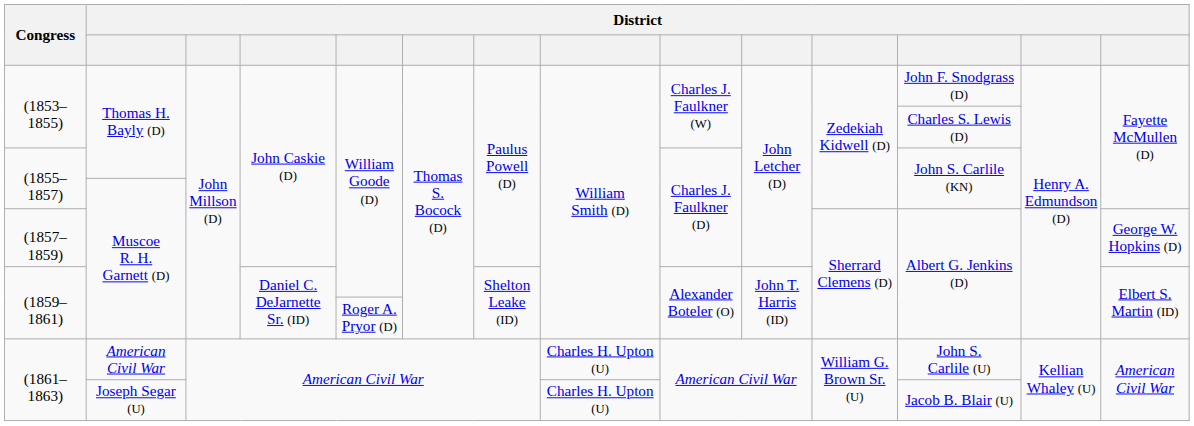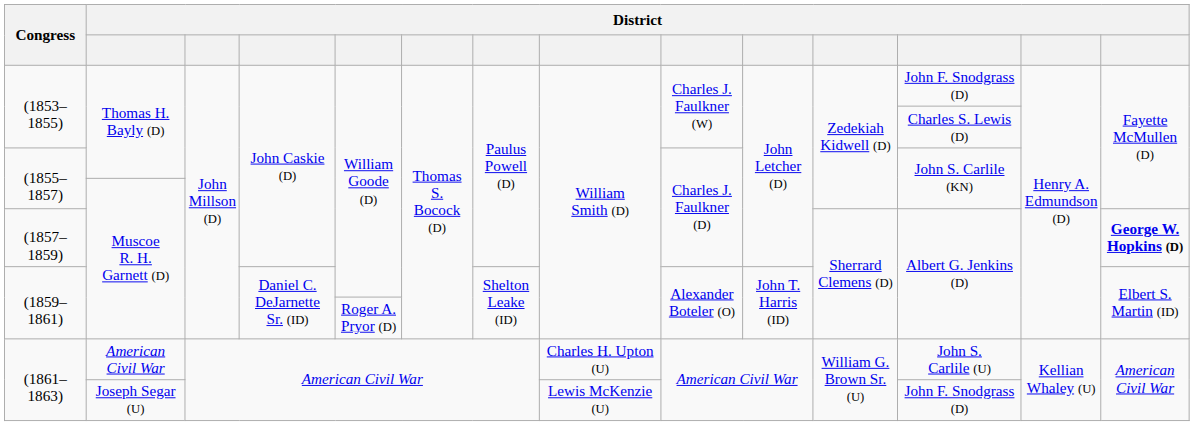(1145, 237) normal -> (1145, 237) bold
(600, 400) Charles H. Upton (U) -> (600, 400) Lewis McKenzie (U)
(959, 400) Jacob B. Blair (U) -> (960, 400) John F. Snodgrass (D)
